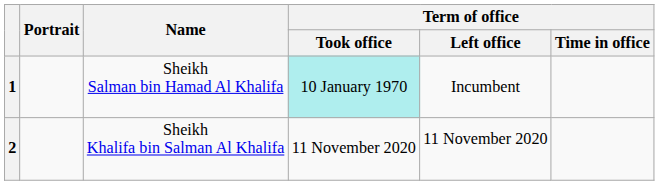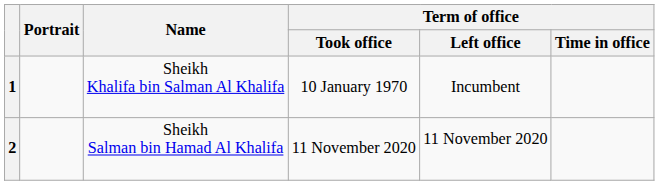(186, 77) Sheikh Salman bin Hamad Al Khalifa -> (186, 77) Sheikh Khalifa bin Salman Al Khalifa
(354, 86) paleturquoise background -> (354, 86) no background
(186, 139) Sheikh Khalifa bin Salman Al Khalifa -> (186, 139) Sheikh Salman bin Hamad Al Khalifa
